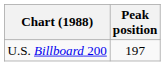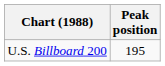(135, 50) 197 -> (135, 50) 195
